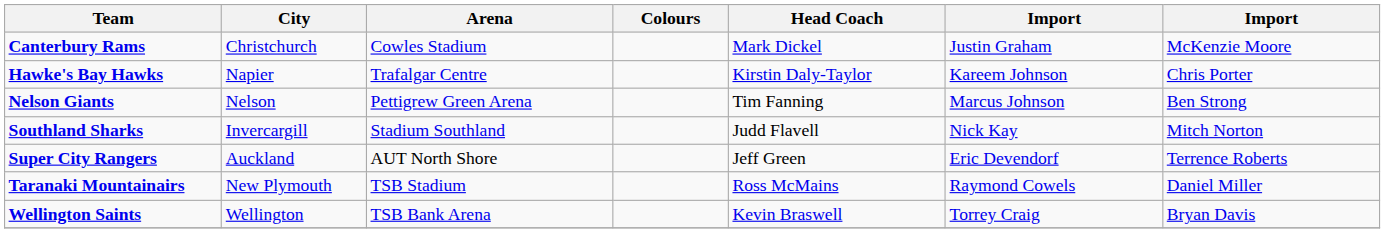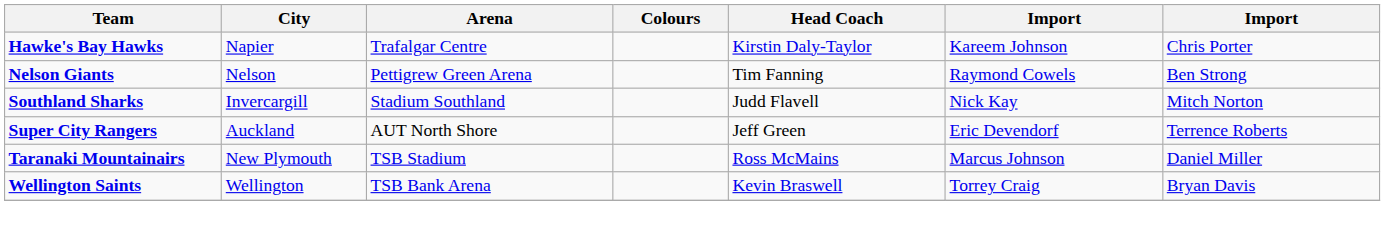- row: (77, 46)
(1007, 102) Marcus Johnson -> (1012, 74) Raymond Cowels
(1012, 185) Raymond Cowels -> (1007, 158) Marcus Johnson
